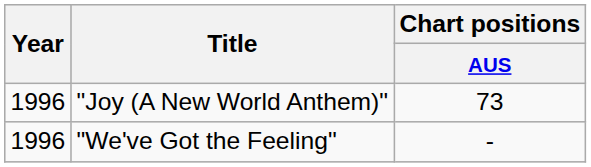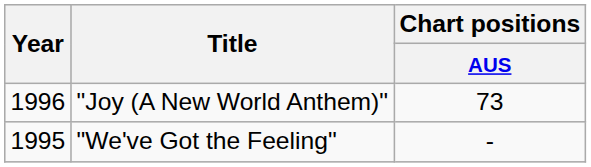(38, 141) 1996 -> (38, 141) 1995
